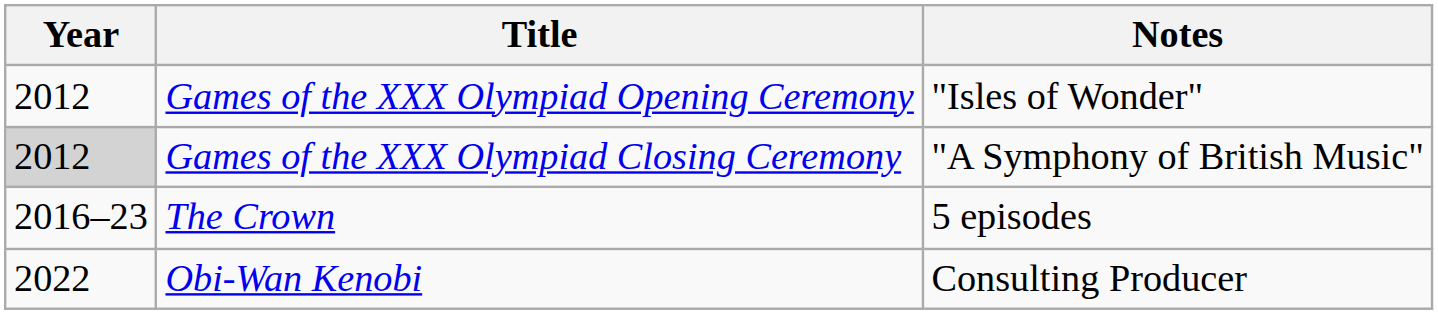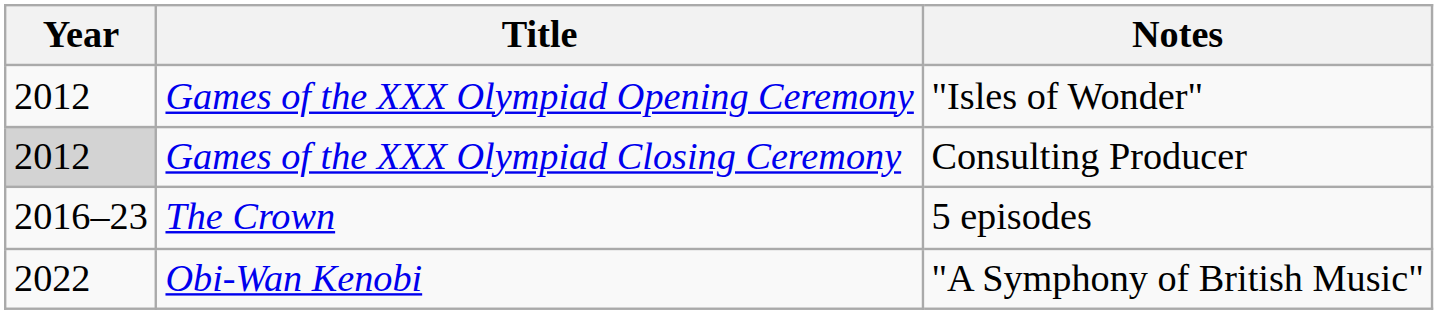(1178, 156) "A Symphony of British Music" -> (1089, 156) Consulting Producer
(1089, 277) Consulting Producer -> (1178, 277) "A Symphony of British Music"
